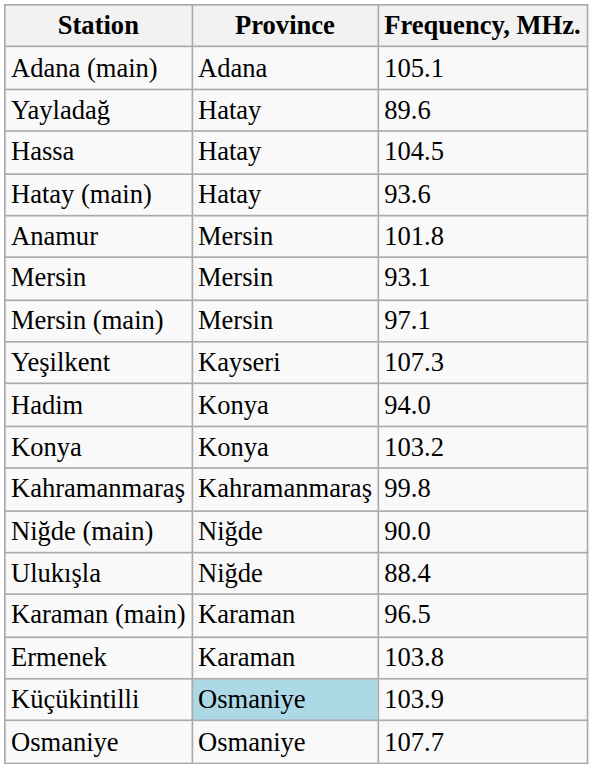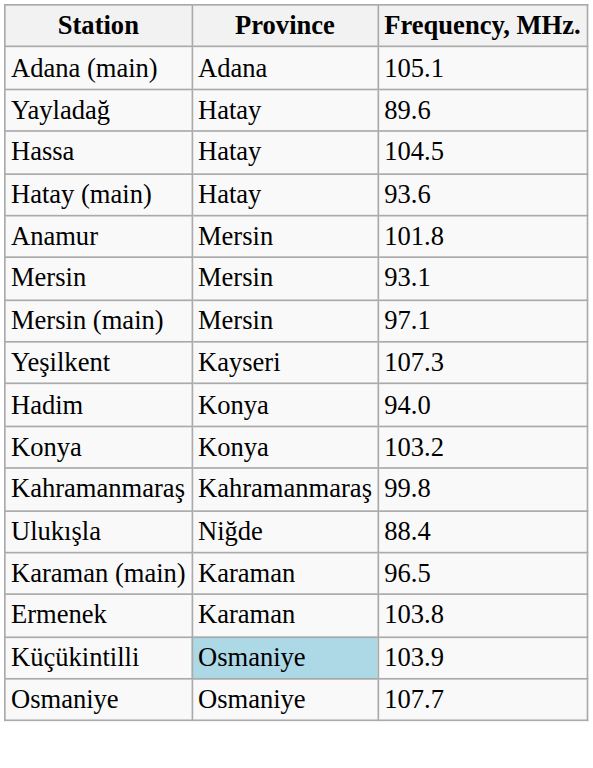- row: (82, 531)
